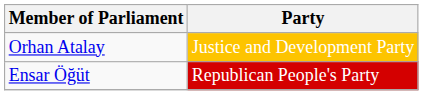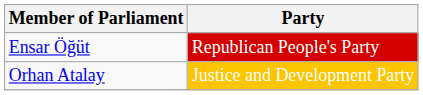rows swapped: (57, 47) <-> (49, 75)
